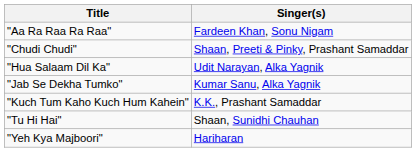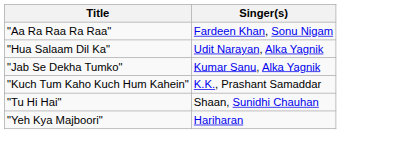- row: (42, 49)
